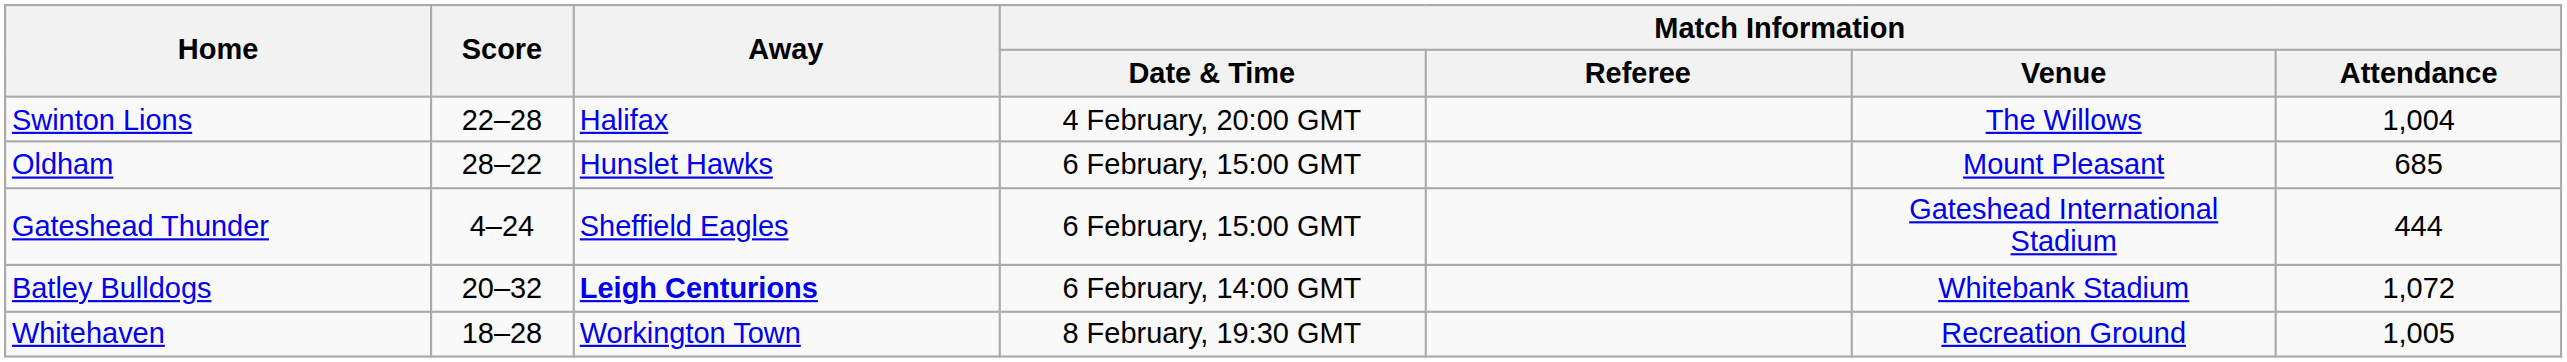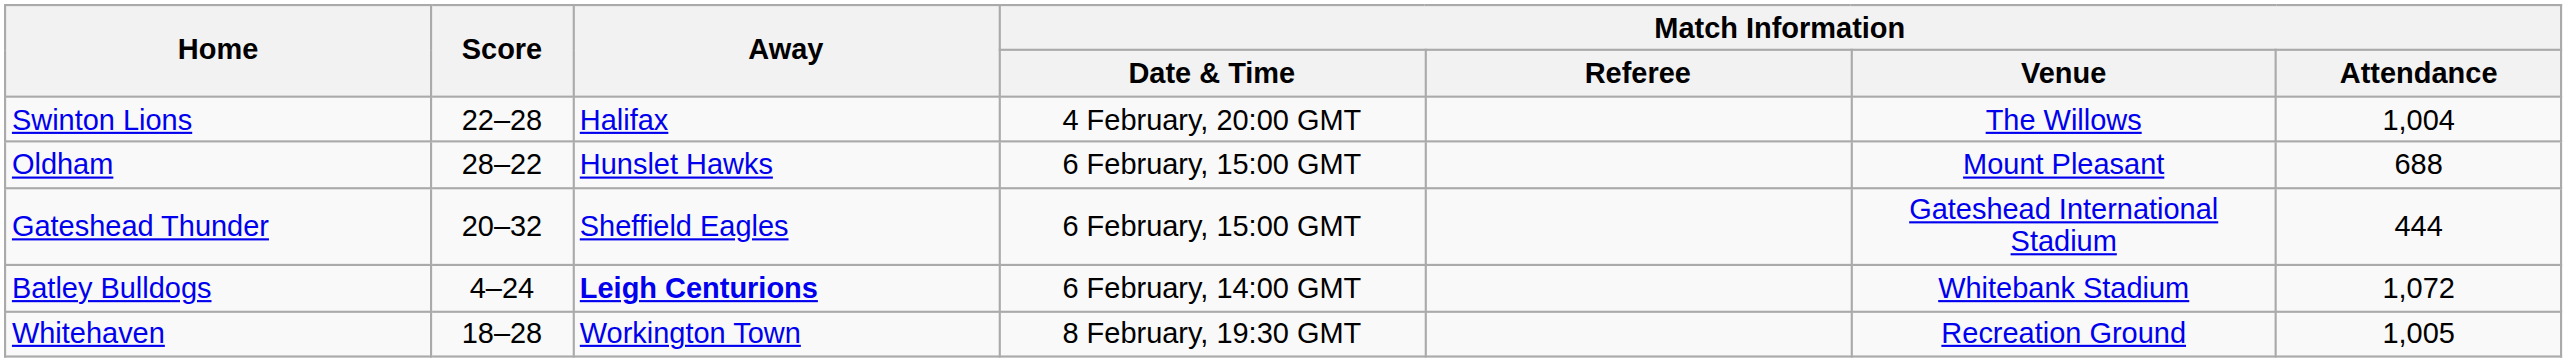(2419, 164) 685 -> (2419, 164) 688
(502, 226) 4–24 -> (502, 226) 20–32
(502, 288) 20–32 -> (502, 288) 4–24
